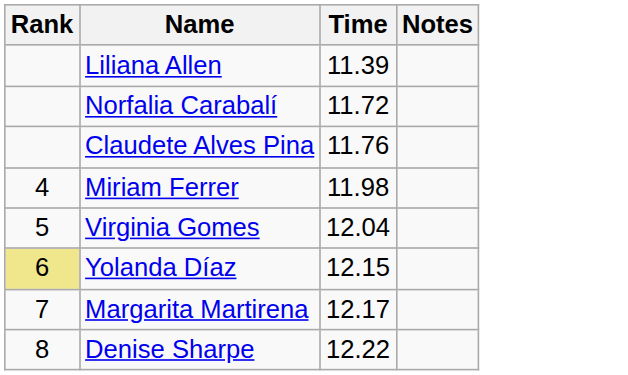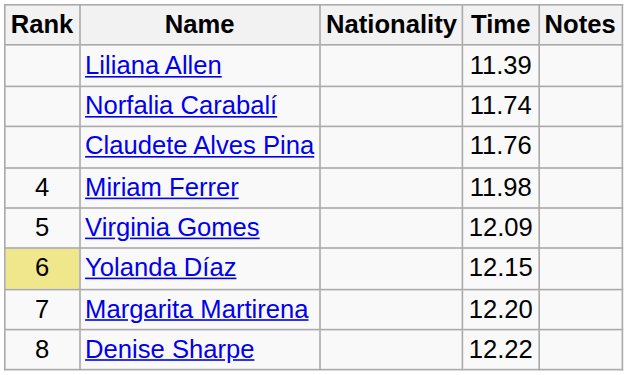+ column: (391, 24)
(358, 106) 11.72 -> (501, 106) 11.74
(358, 227) 12.04 -> (501, 227) 12.09
(358, 308) 12.17 -> (501, 308) 12.20
